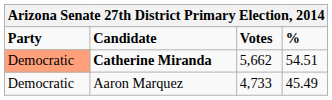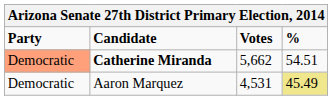(256, 83) 4,733 -> (256, 83) 4,531
(302, 83) no background -> (302, 83) khaki background
